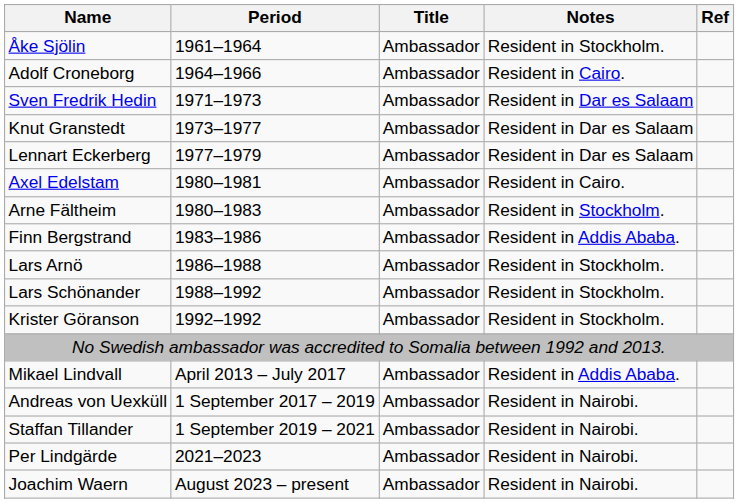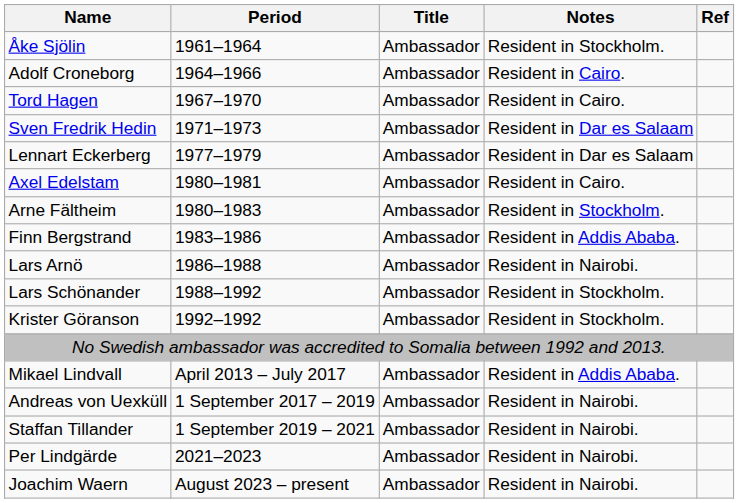+ row: (53, 100)
- row: (67, 127)
(576, 264) Resident in Stockholm. -> (563, 264) Resident in Nairobi.
